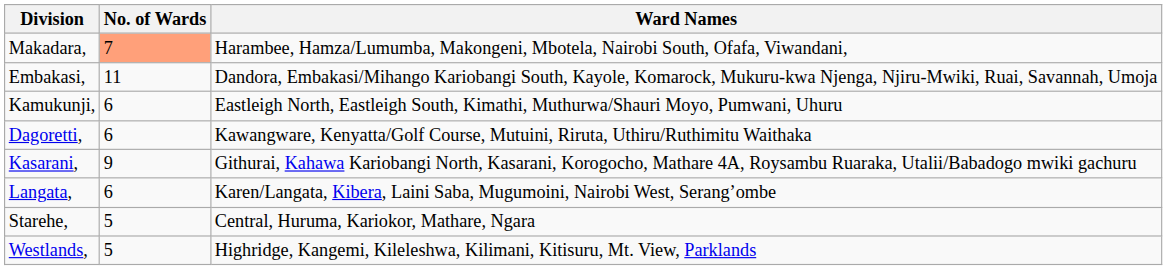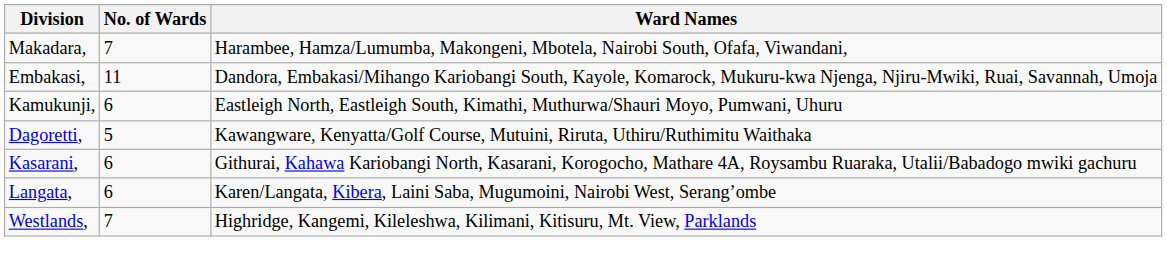(108, 47) lightsalmon background -> (108, 47) no background
(108, 134) 6 -> (108, 134) 5
(108, 163) 9 -> (108, 163) 6
- row: (38, 221)
(108, 250) 5 -> (108, 221) 7
